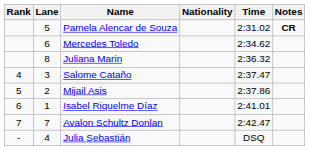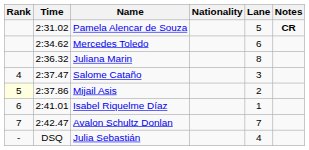columns swapped: (47, 12) <-> (254, 12)
(19, 91) no background -> (19, 91) lightyellow background
